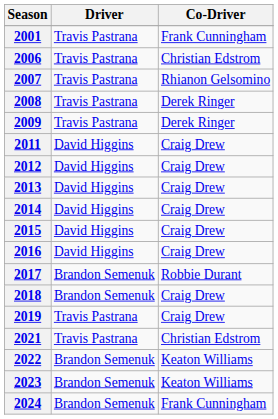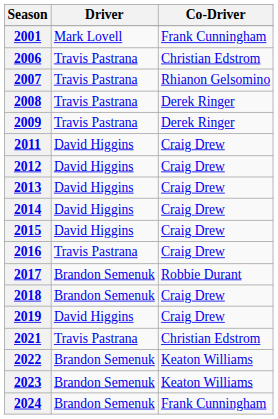(96, 36) Travis Pastrana -> (88, 36) Mark Lovell
(94, 252) David Higgins -> (96, 252) Travis Pastrana
(96, 317) Travis Pastrana -> (94, 317) David Higgins
